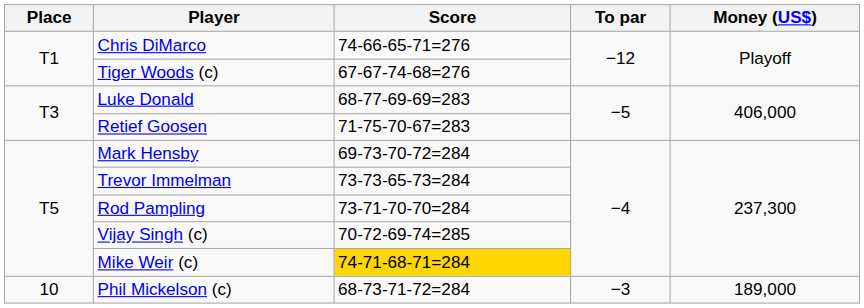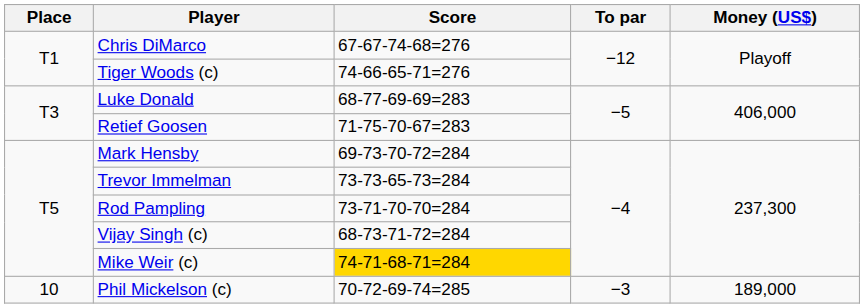(404, 45) 74-66-65-71=276 -> (404, 45) 67-67-74-68=276
(404, 72) 67-67-74-68=276 -> (404, 72) 74-66-65-71=276
(404, 235) 70-72-69-74=285 -> (404, 235) 68-73-71-72=284
(404, 289) 68-73-71-72=284 -> (404, 289) 70-72-69-74=285
